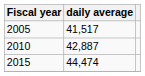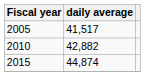(82, 46) 42,887 -> (82, 46) 42,882
(82, 63) 44,474 -> (82, 63) 44,874
